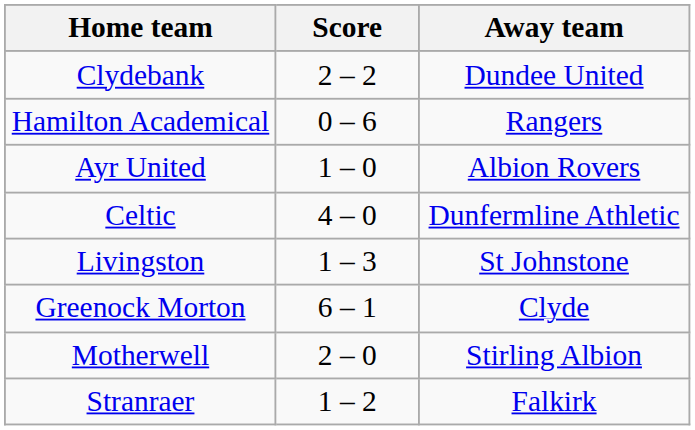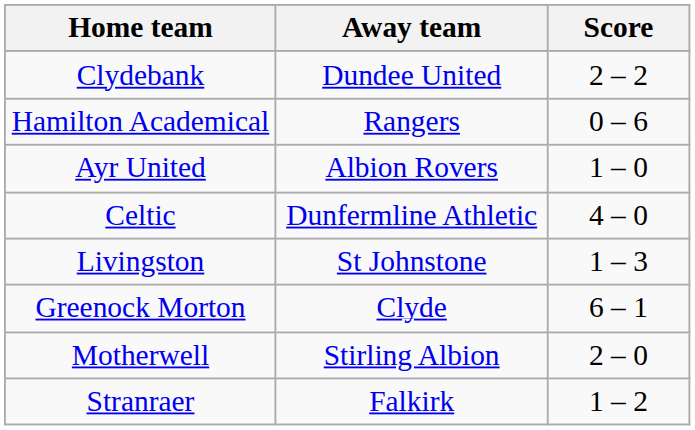columns swapped: (347, 27) <-> (554, 27)
